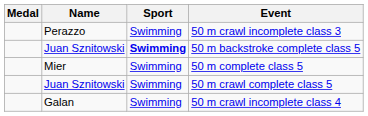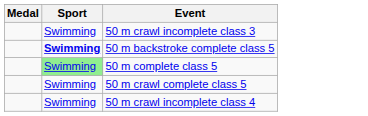- column: (84, 14)
(156, 67) no background -> (70, 67) lightgreen background
